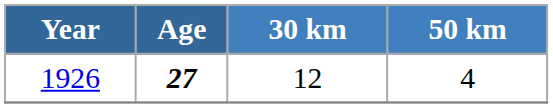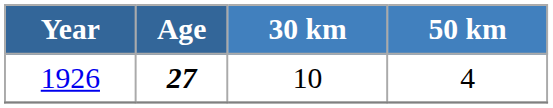(308, 77) 12 -> (308, 77) 10
